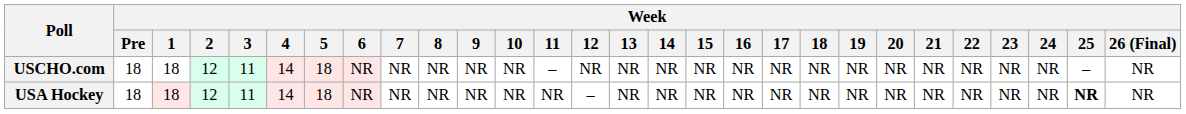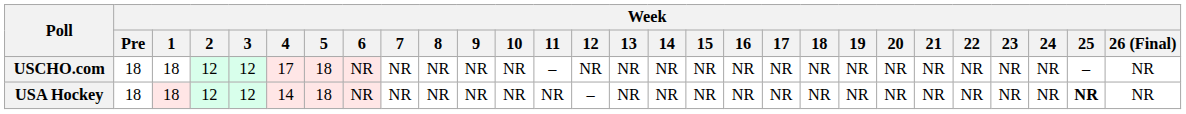(247, 69) 11 -> (247, 69) 12
(286, 69) 14 -> (286, 69) 17
(247, 95) 11 -> (247, 95) 12
